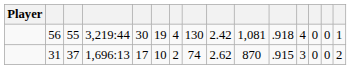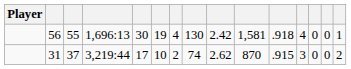(107, 34) 3,219:44 -> (107, 34) 1,696:13
(252, 34) 1,081 -> (252, 34) 1,581
(107, 54) 1,696:13 -> (107, 54) 3,219:44
